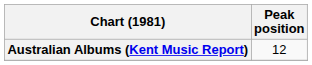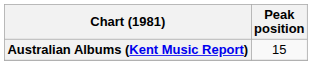(279, 49) 12 -> (279, 49) 15
